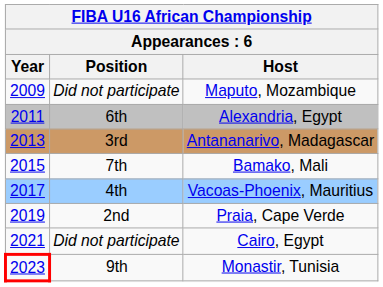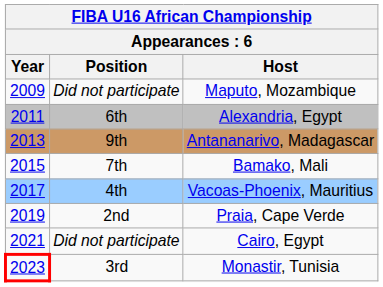(116, 141) 3rd -> (116, 141) 9th
(117, 266) 9th -> (117, 266) 3rd
